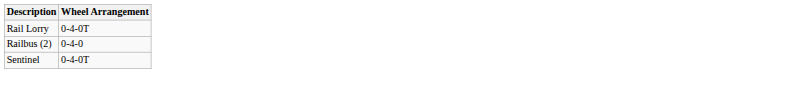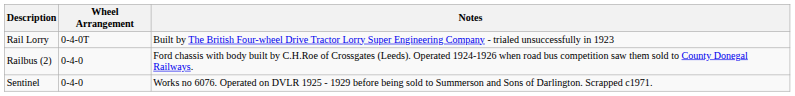+ column: (470, 18)
(75, 60) 0-4-0T -> (72, 83) 0-4-0
